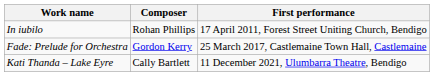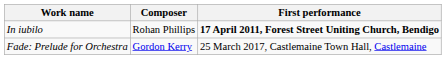(313, 29) normal -> (319, 29) bold
- row: (60, 63)
